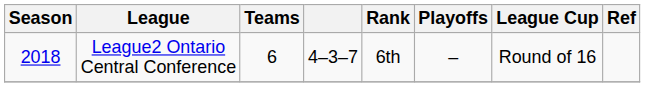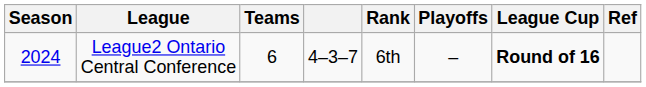(41, 57) 2018 -> (41, 57) 2024
(548, 57) normal -> (548, 57) bold
